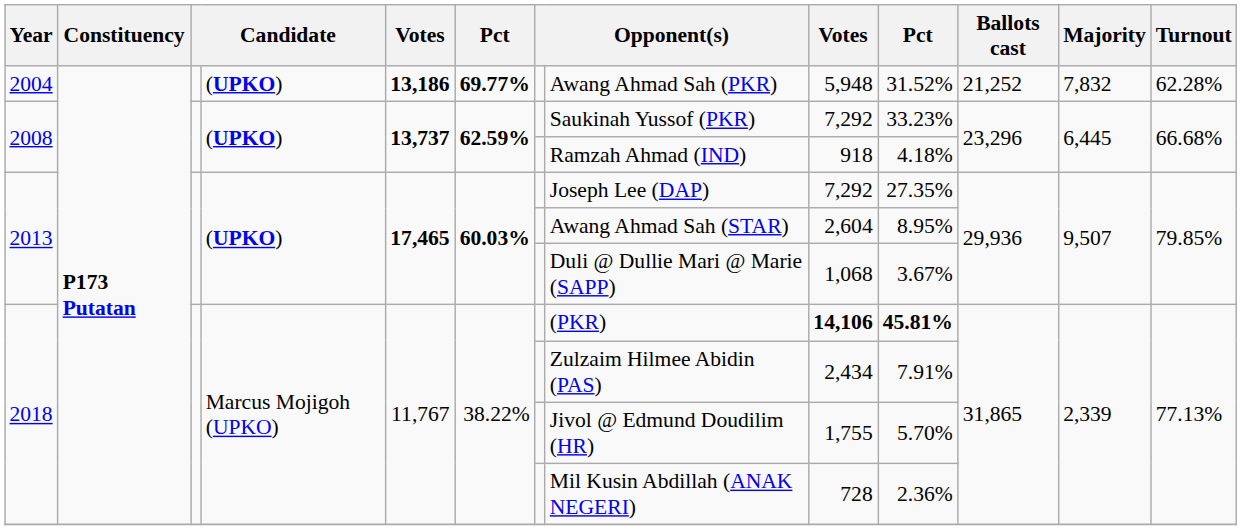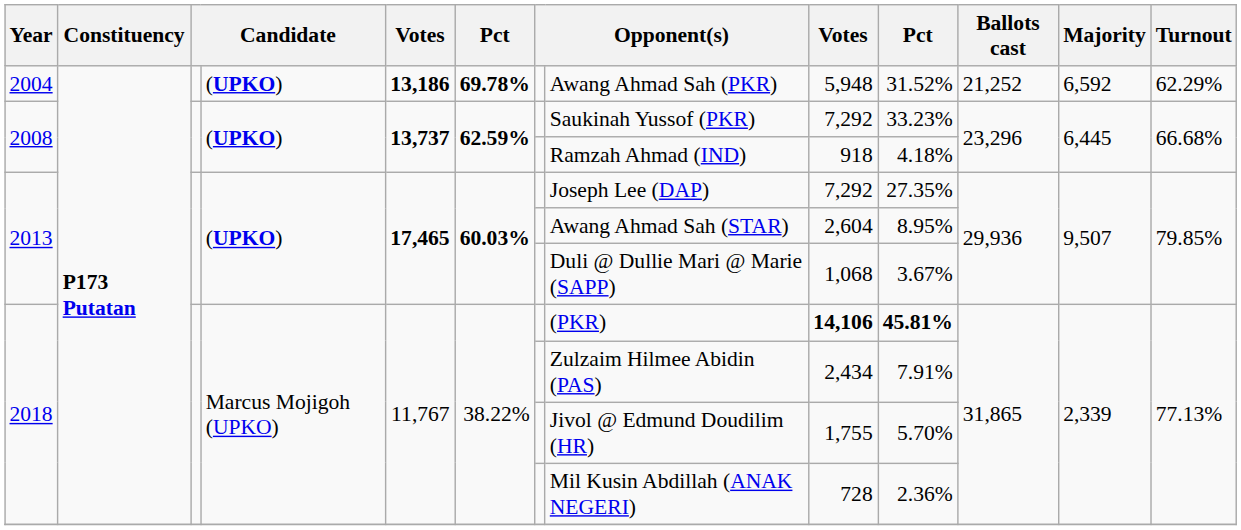(495, 83) 69.77% -> (495, 83) 69.78%
(1087, 83) 7,832 -> (1087, 83) 6,592
(1189, 83) 62.28% -> (1189, 83) 62.29%
